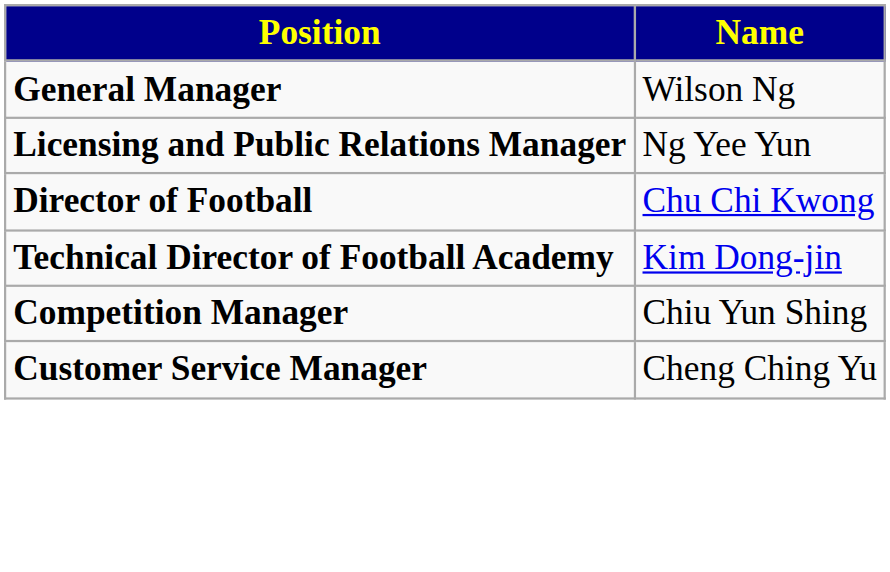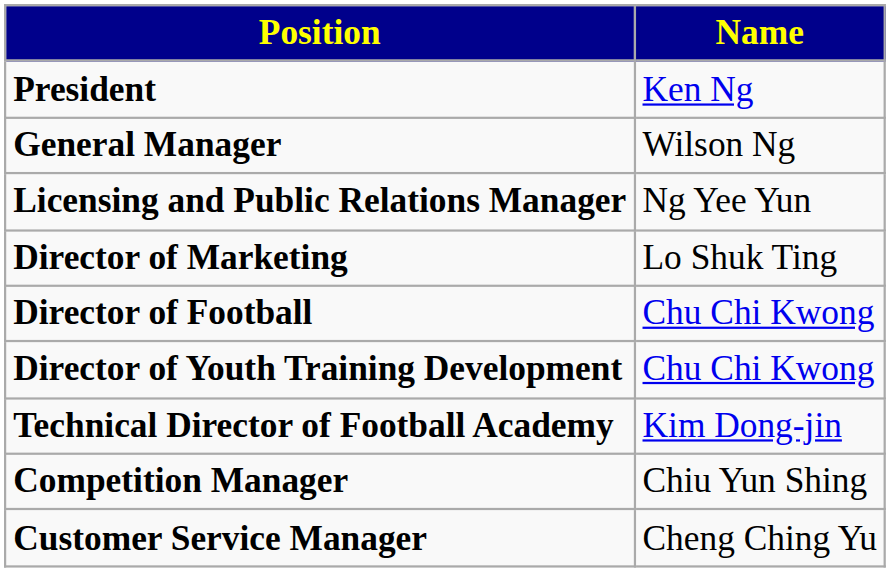+ row: (85, 88)
+ row: (181, 256)
+ row: (318, 369)
